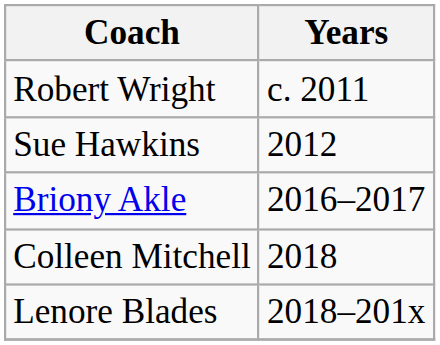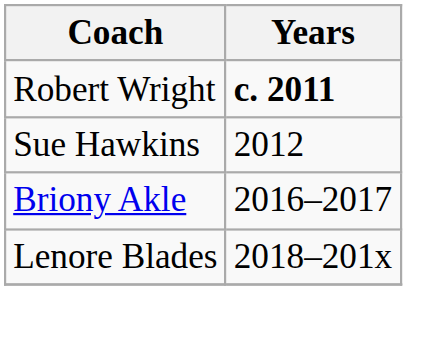(318, 88) normal -> (285, 88) bold
- row: (132, 255)
